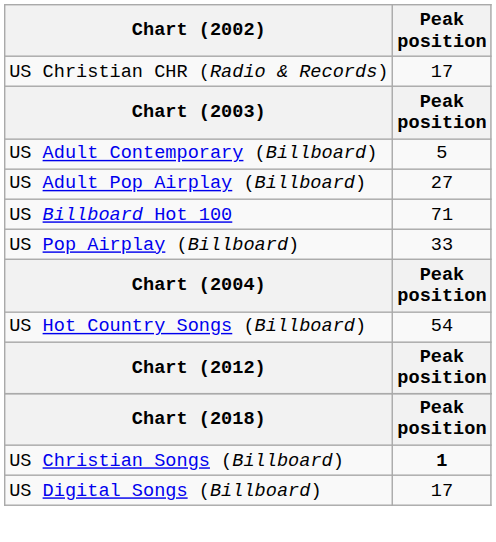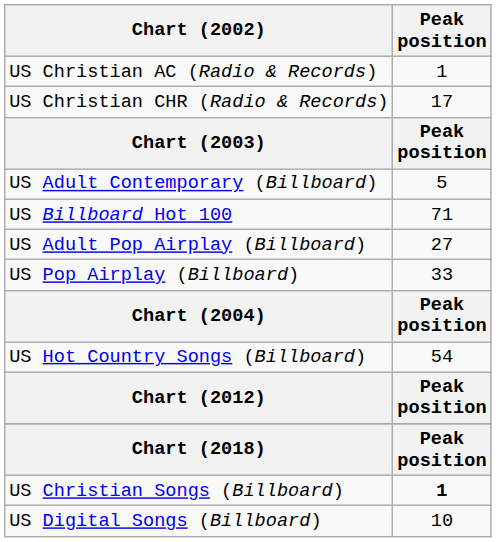+ row: (193, 72)
rows swapped: (188, 184) <-> (121, 214)
(442, 491) 17 -> (442, 521) 10
